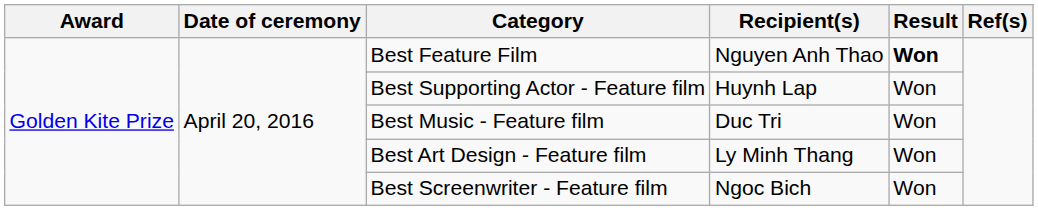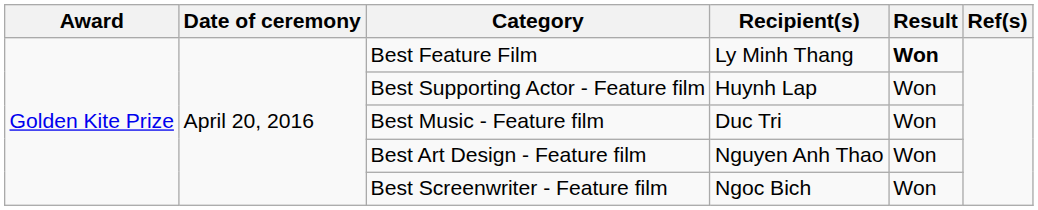(799, 54) Nguyen Anh Thao -> (784, 54) Ly Minh Thang
(784, 155) Ly Minh Thang -> (799, 155) Nguyen Anh Thao
